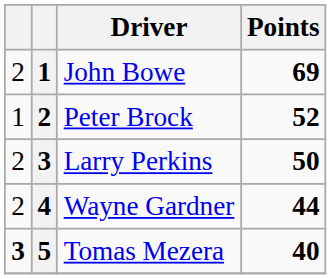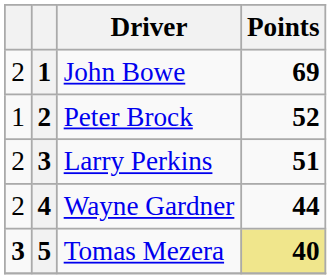(306, 161) 50 -> (306, 161) 51
(306, 251) no background -> (306, 251) khaki background
